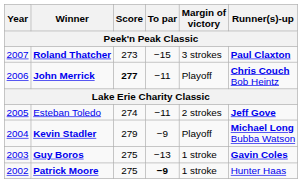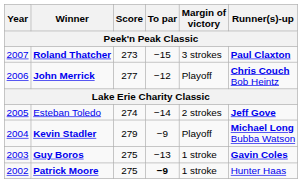(129, 76) bold -> (129, 76) normal
(162, 76) −11 -> (162, 76) −12
(162, 113) −11 -> (162, 113) −14
